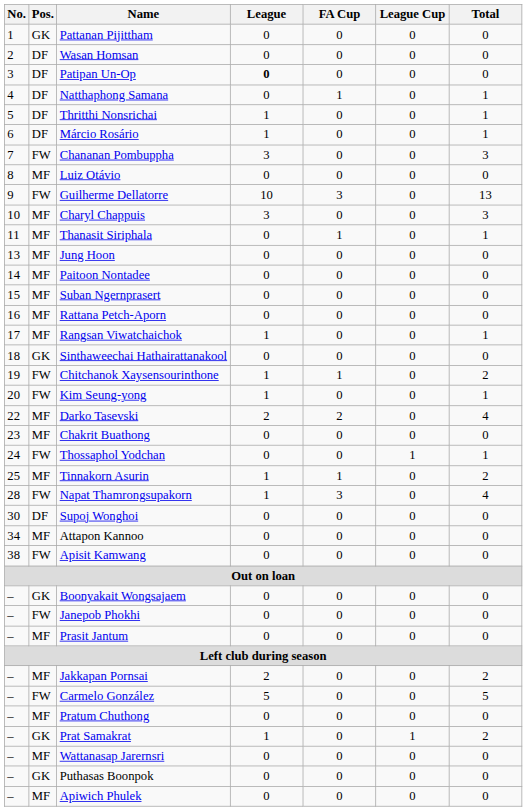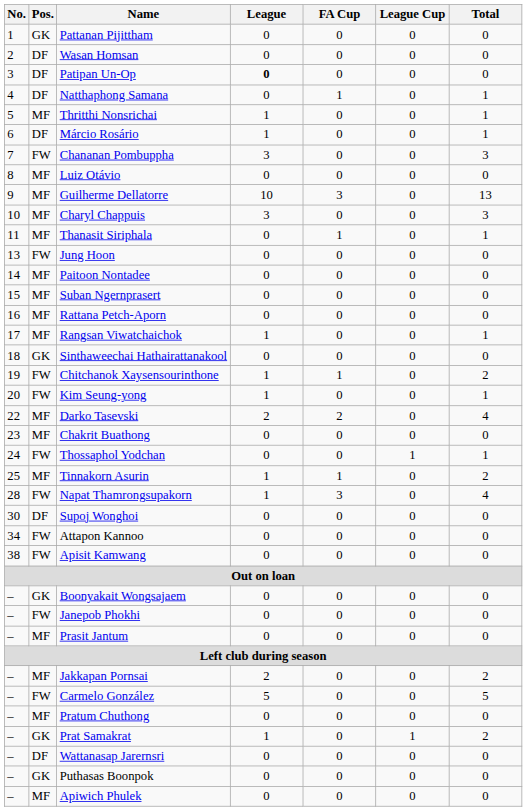(40, 114) DF -> (41, 114) MF
(41, 194) FW -> (41, 194) MF
(41, 255) MF -> (41, 255) FW
(41, 535) MF -> (41, 535) FW
(41, 756) MF -> (40, 756) DF
